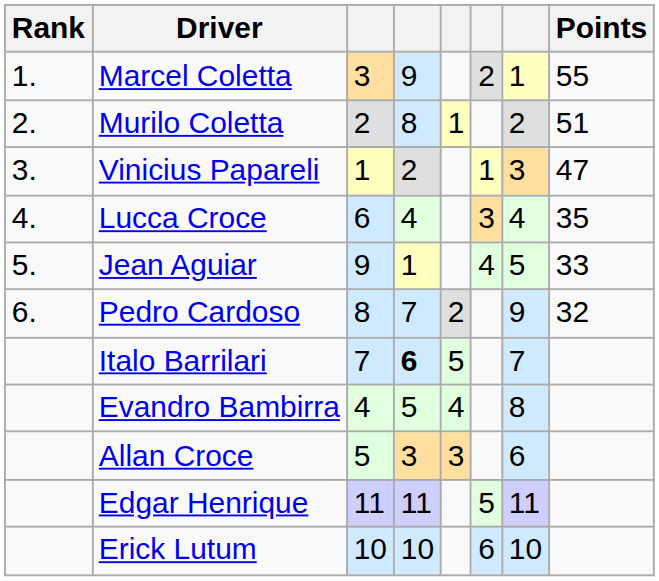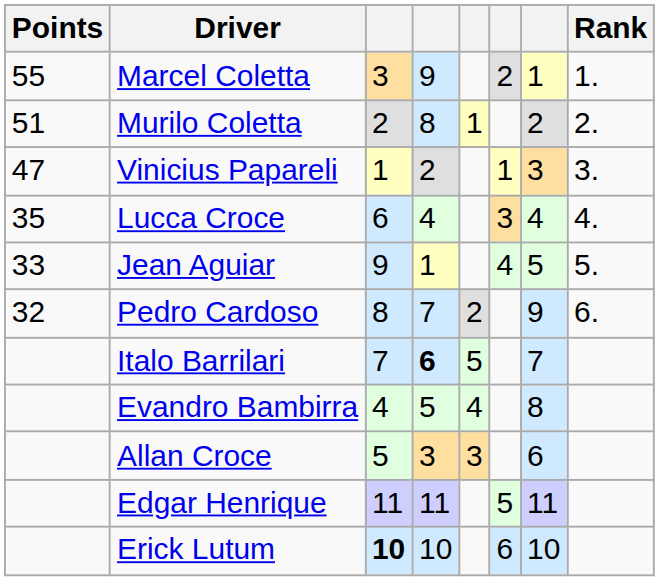columns swapped: (48, 28) <-> (602, 28)
(370, 550) normal -> (389, 550) bold
